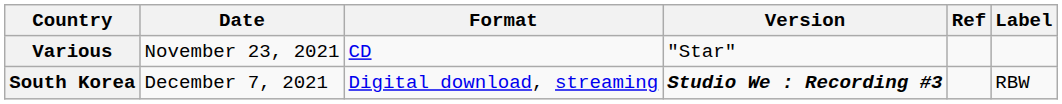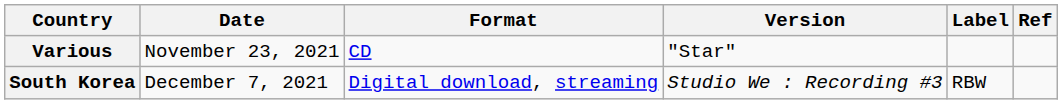columns swapped: (1024, 20) <-> (969, 20)
(805, 83) bold -> (805, 83) normal
